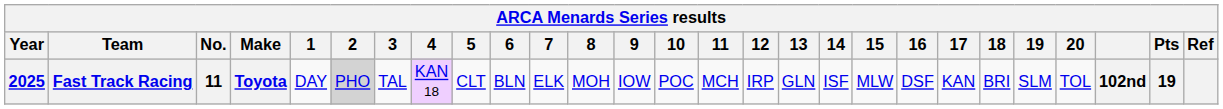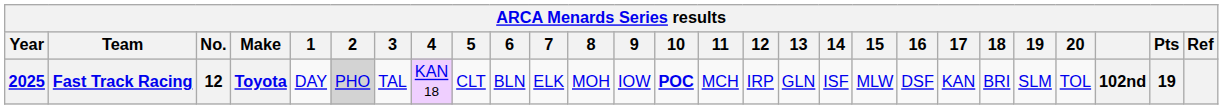(214, 81) 11 -> (213, 81) 12
(676, 81) normal -> (676, 81) bold
